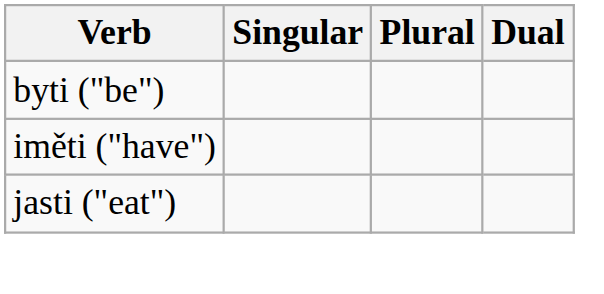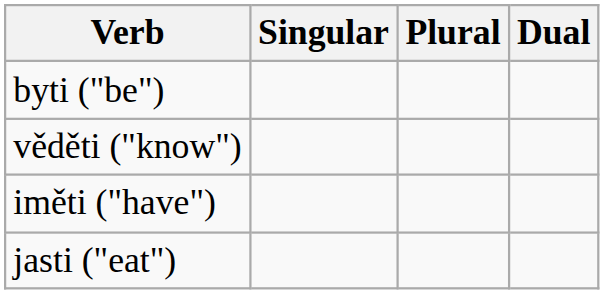+ row: (127, 145)
